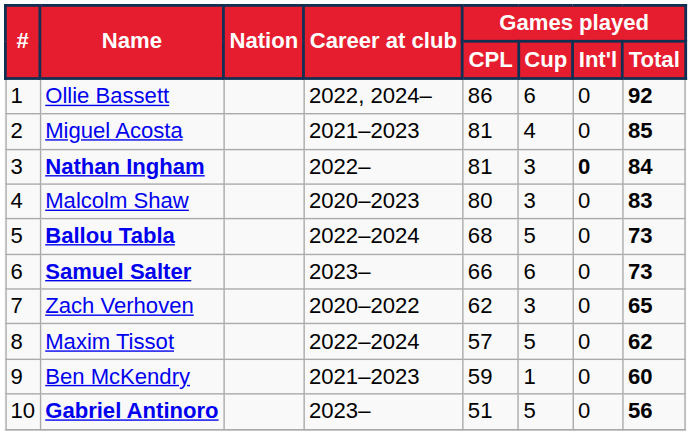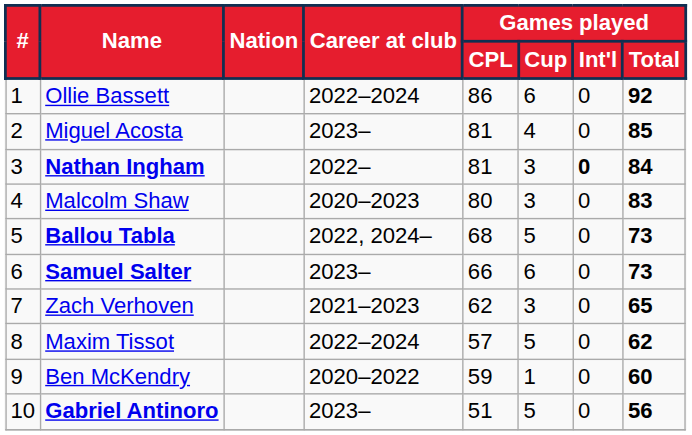(370, 96) 2022, 2024– -> (364, 96) 2022–2024
(364, 131) 2021–2023 -> (340, 131) 2023–
(364, 236) 2022–2024 -> (370, 236) 2022, 2024–
(364, 306) 2020–2022 -> (364, 306) 2021–2023
(364, 376) 2021–2023 -> (364, 376) 2020–2022
